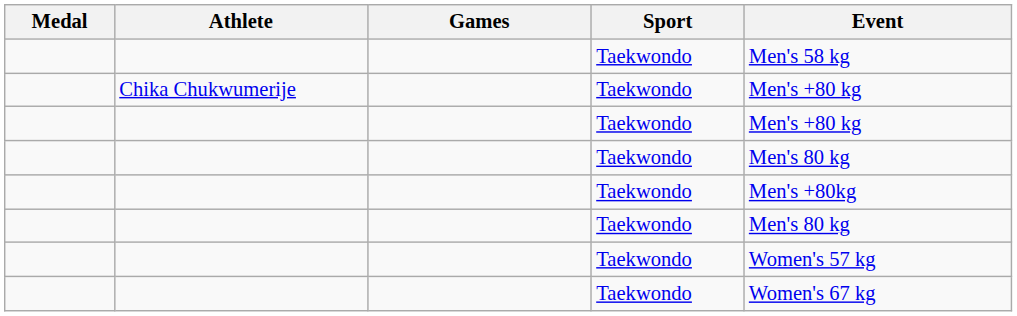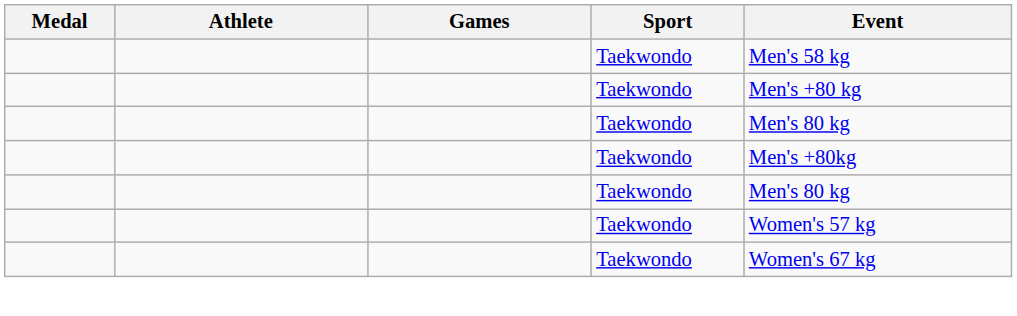- row: (60, 90)
